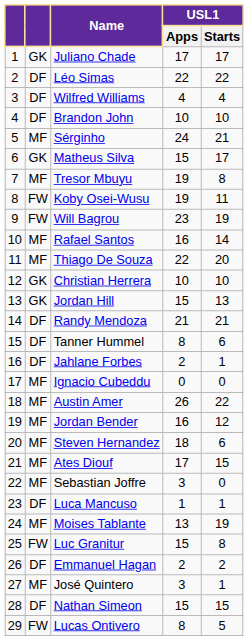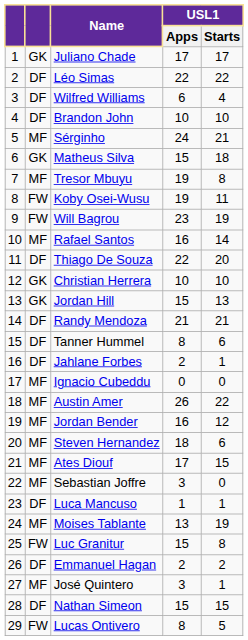(182, 97) 4 -> (182, 97) 6
(222, 158) 17 -> (222, 158) 18
(38, 260) MF -> (38, 260) DF
